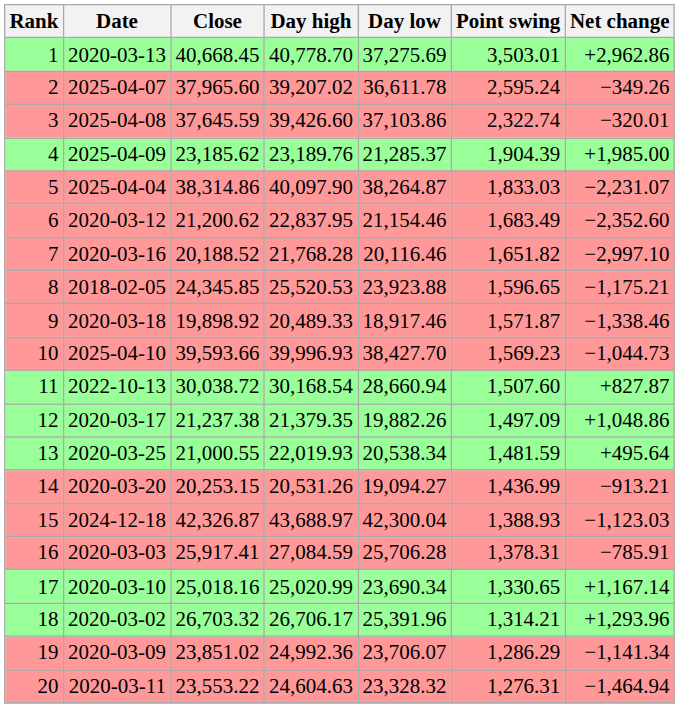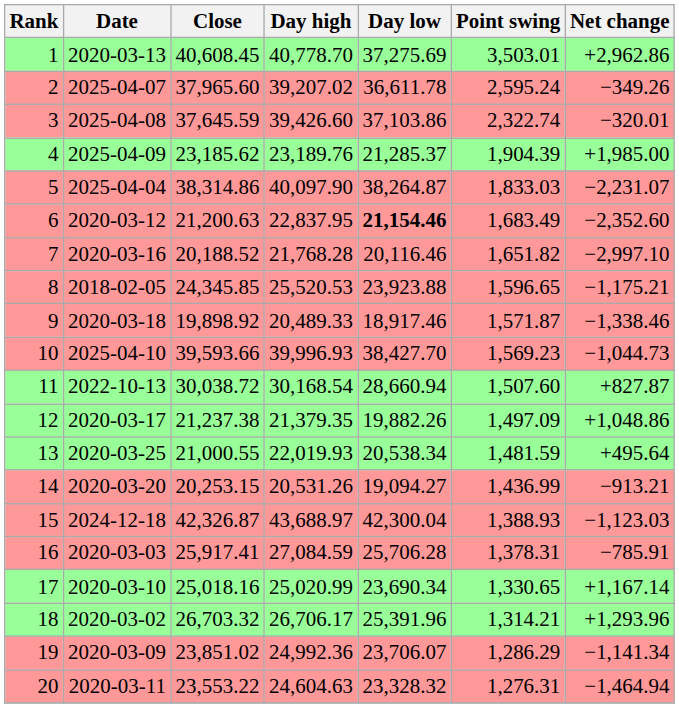(217, 54) 40,668.45 -> (217, 54) 40,608.45
(217, 220) 21,200.62 -> (217, 220) 21,200.63
(404, 220) normal -> (404, 220) bold
